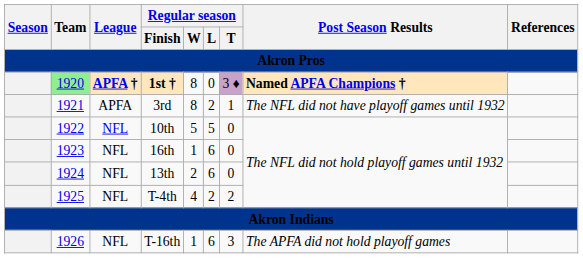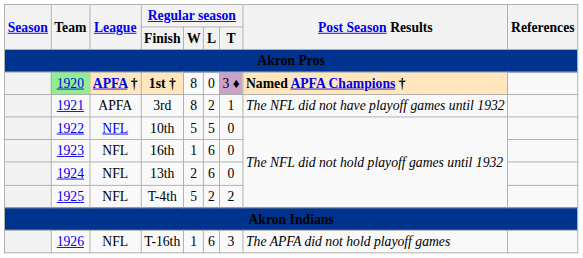(194, 196) 4 -> (194, 196) 5
